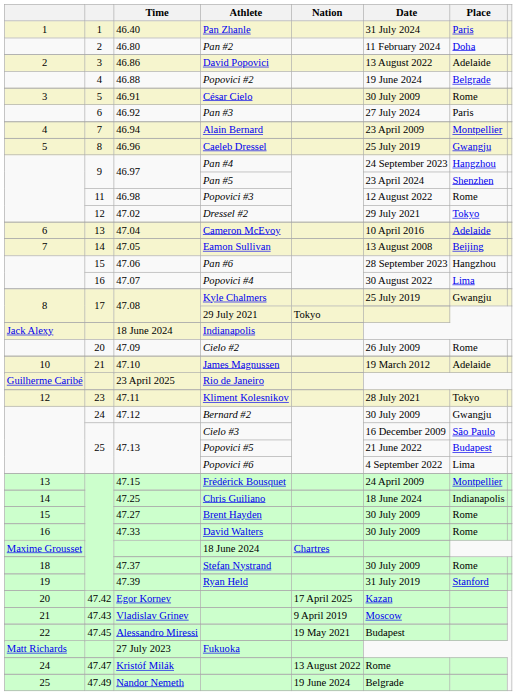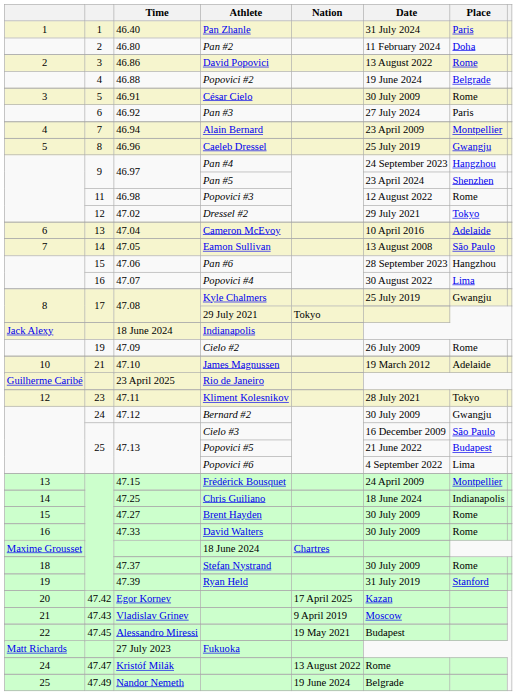(472, 63) Adelaide -> (465, 63) Rome
(468, 247) Beijing -> (474, 247) São Paulo
(99, 347) 20 -> (99, 347) 19
